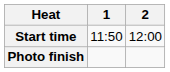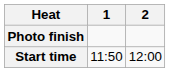rows swapped: (46, 36) <-> (46, 57)
